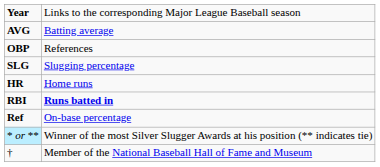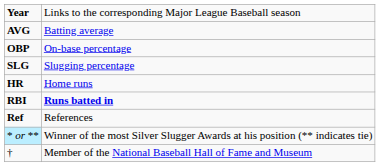(68, 48) References -> (88, 48) On-base percentage
(88, 118) On-base percentage -> (68, 118) References
